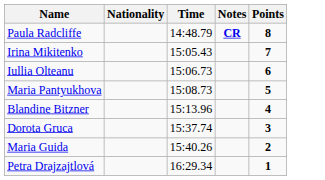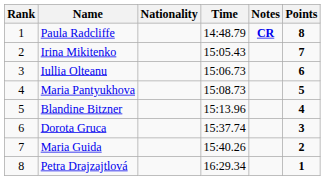+ column: (21, 14)
